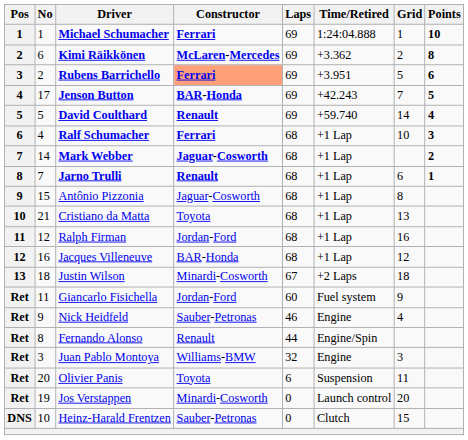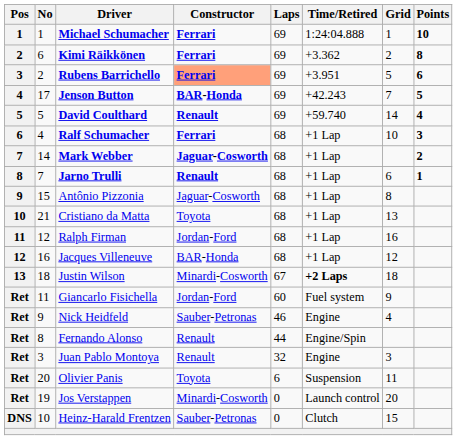(228, 54) McLaren-Mercedes -> (196, 54) Ferrari
(337, 276) normal -> (326, 276) bold
(216, 357) Williams-BMW -> (196, 357) Renault
